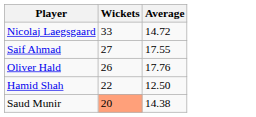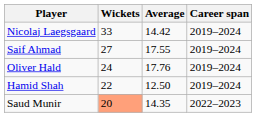+ column: (219, 13)
(158, 31) 14.72 -> (158, 31) 14.42
(107, 67) 26 -> (107, 67) 24
(158, 103) 14.38 -> (158, 103) 14.35
